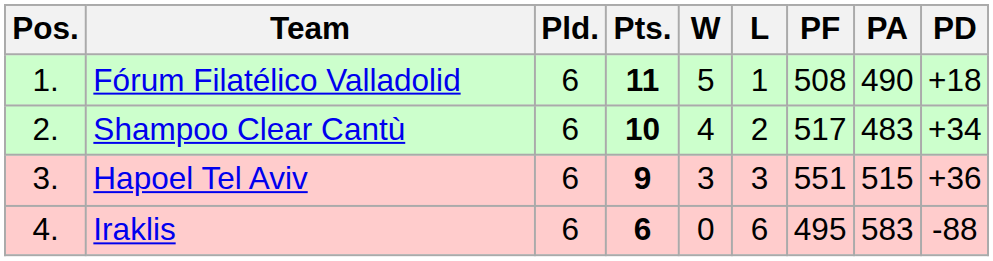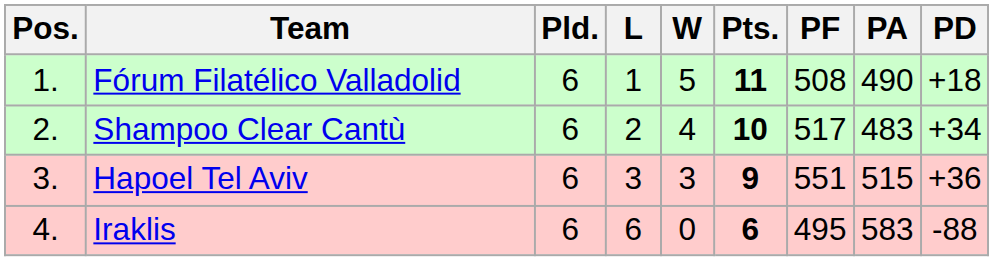columns swapped: (643, 29) <-> (760, 29)
